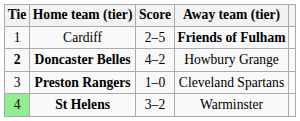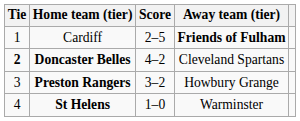(232, 60) Howbury Grange -> (232, 60) Cleveland Spartans
(155, 82) 1–0 -> (155, 82) 3–2
(232, 82) Cleveland Spartans -> (232, 82) Howbury Grange
(17, 105) lightgreen background -> (17, 105) no background
(155, 105) 3–2 -> (155, 105) 1–0
